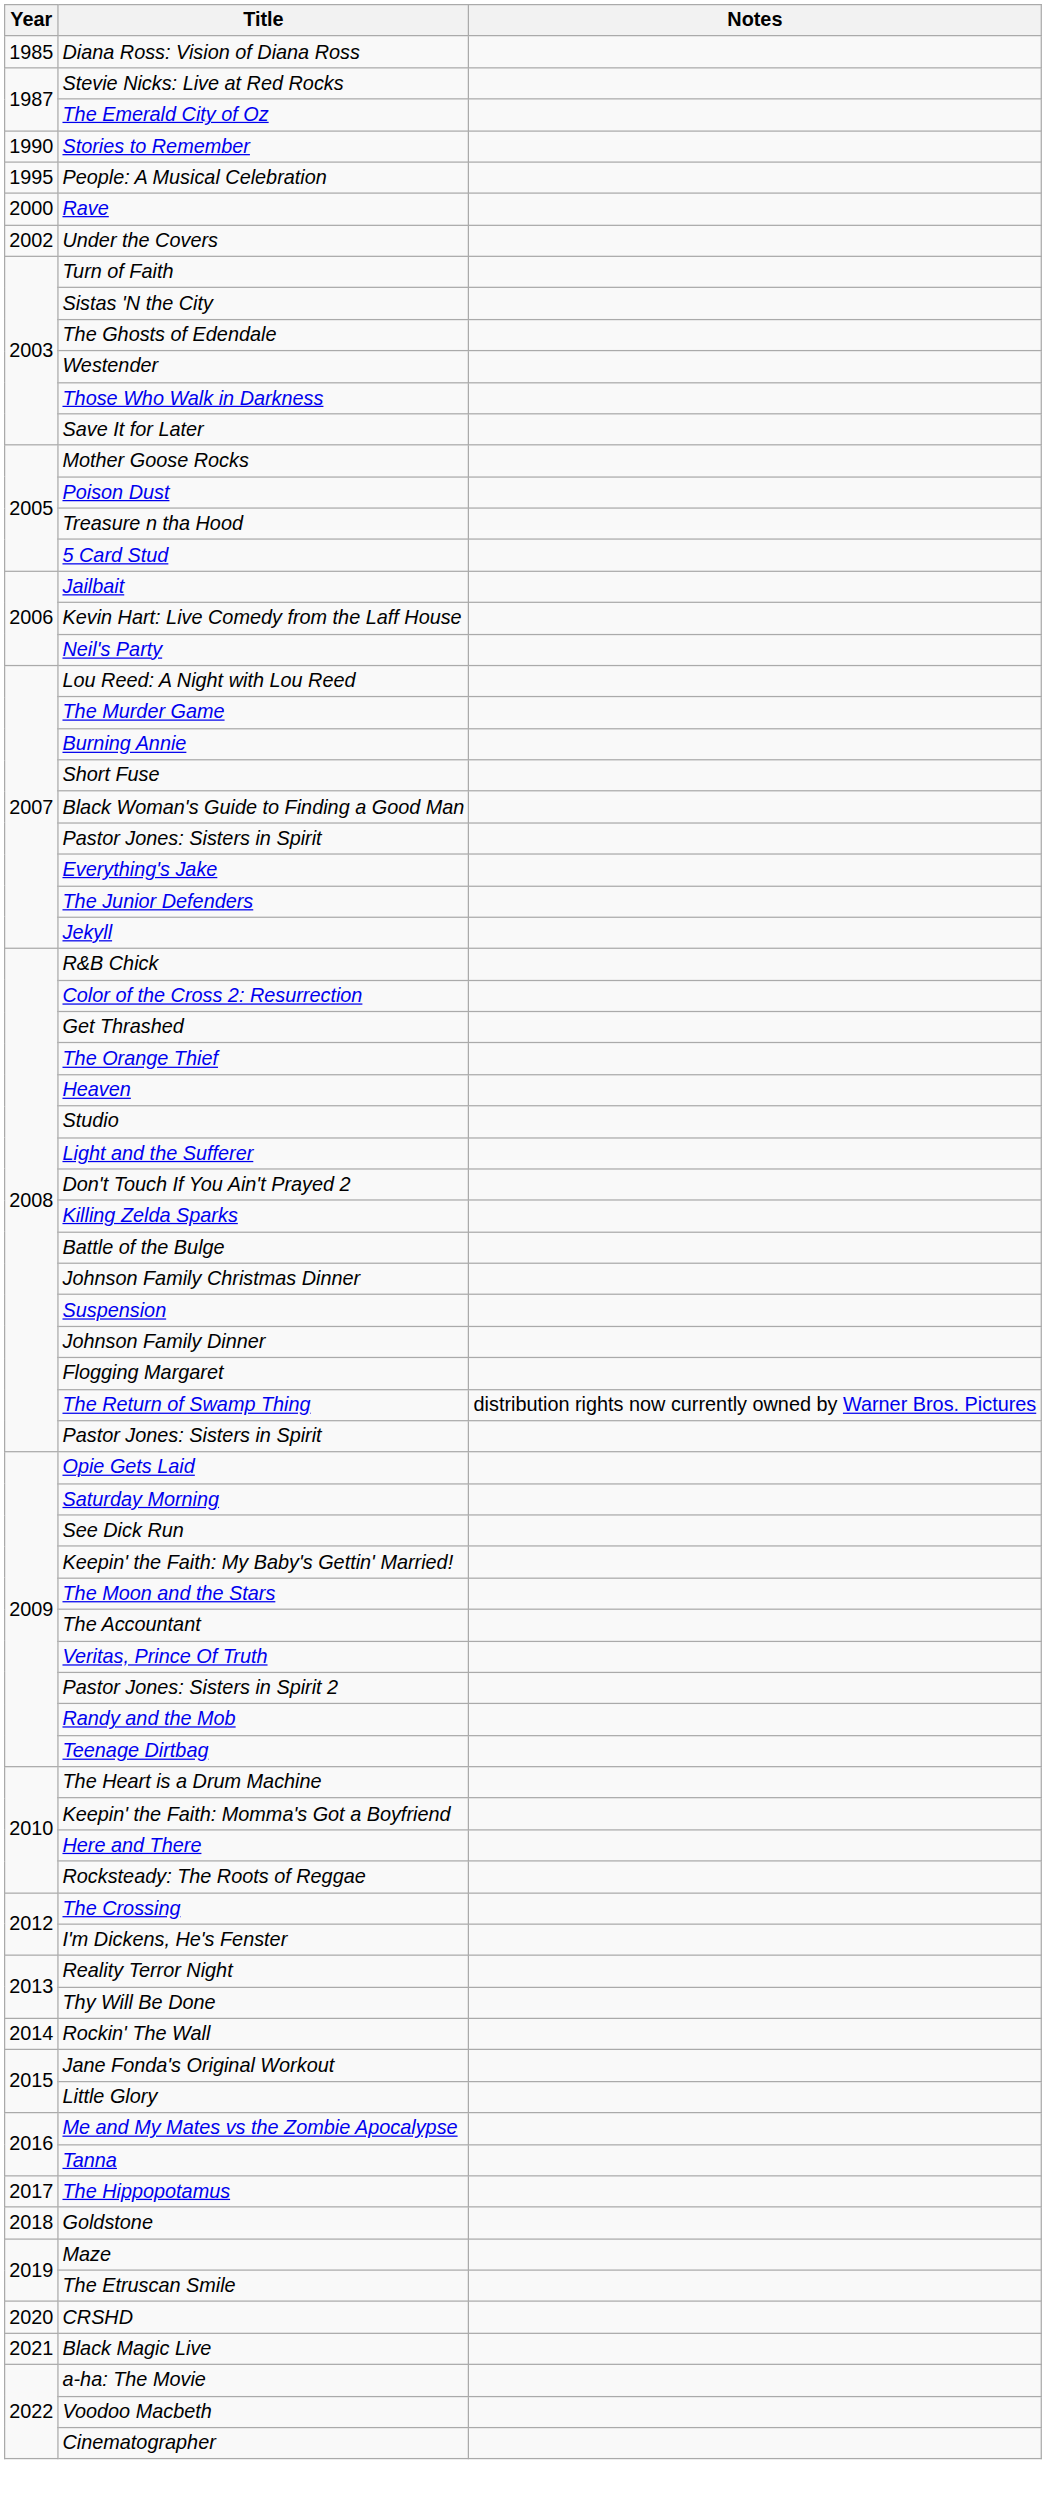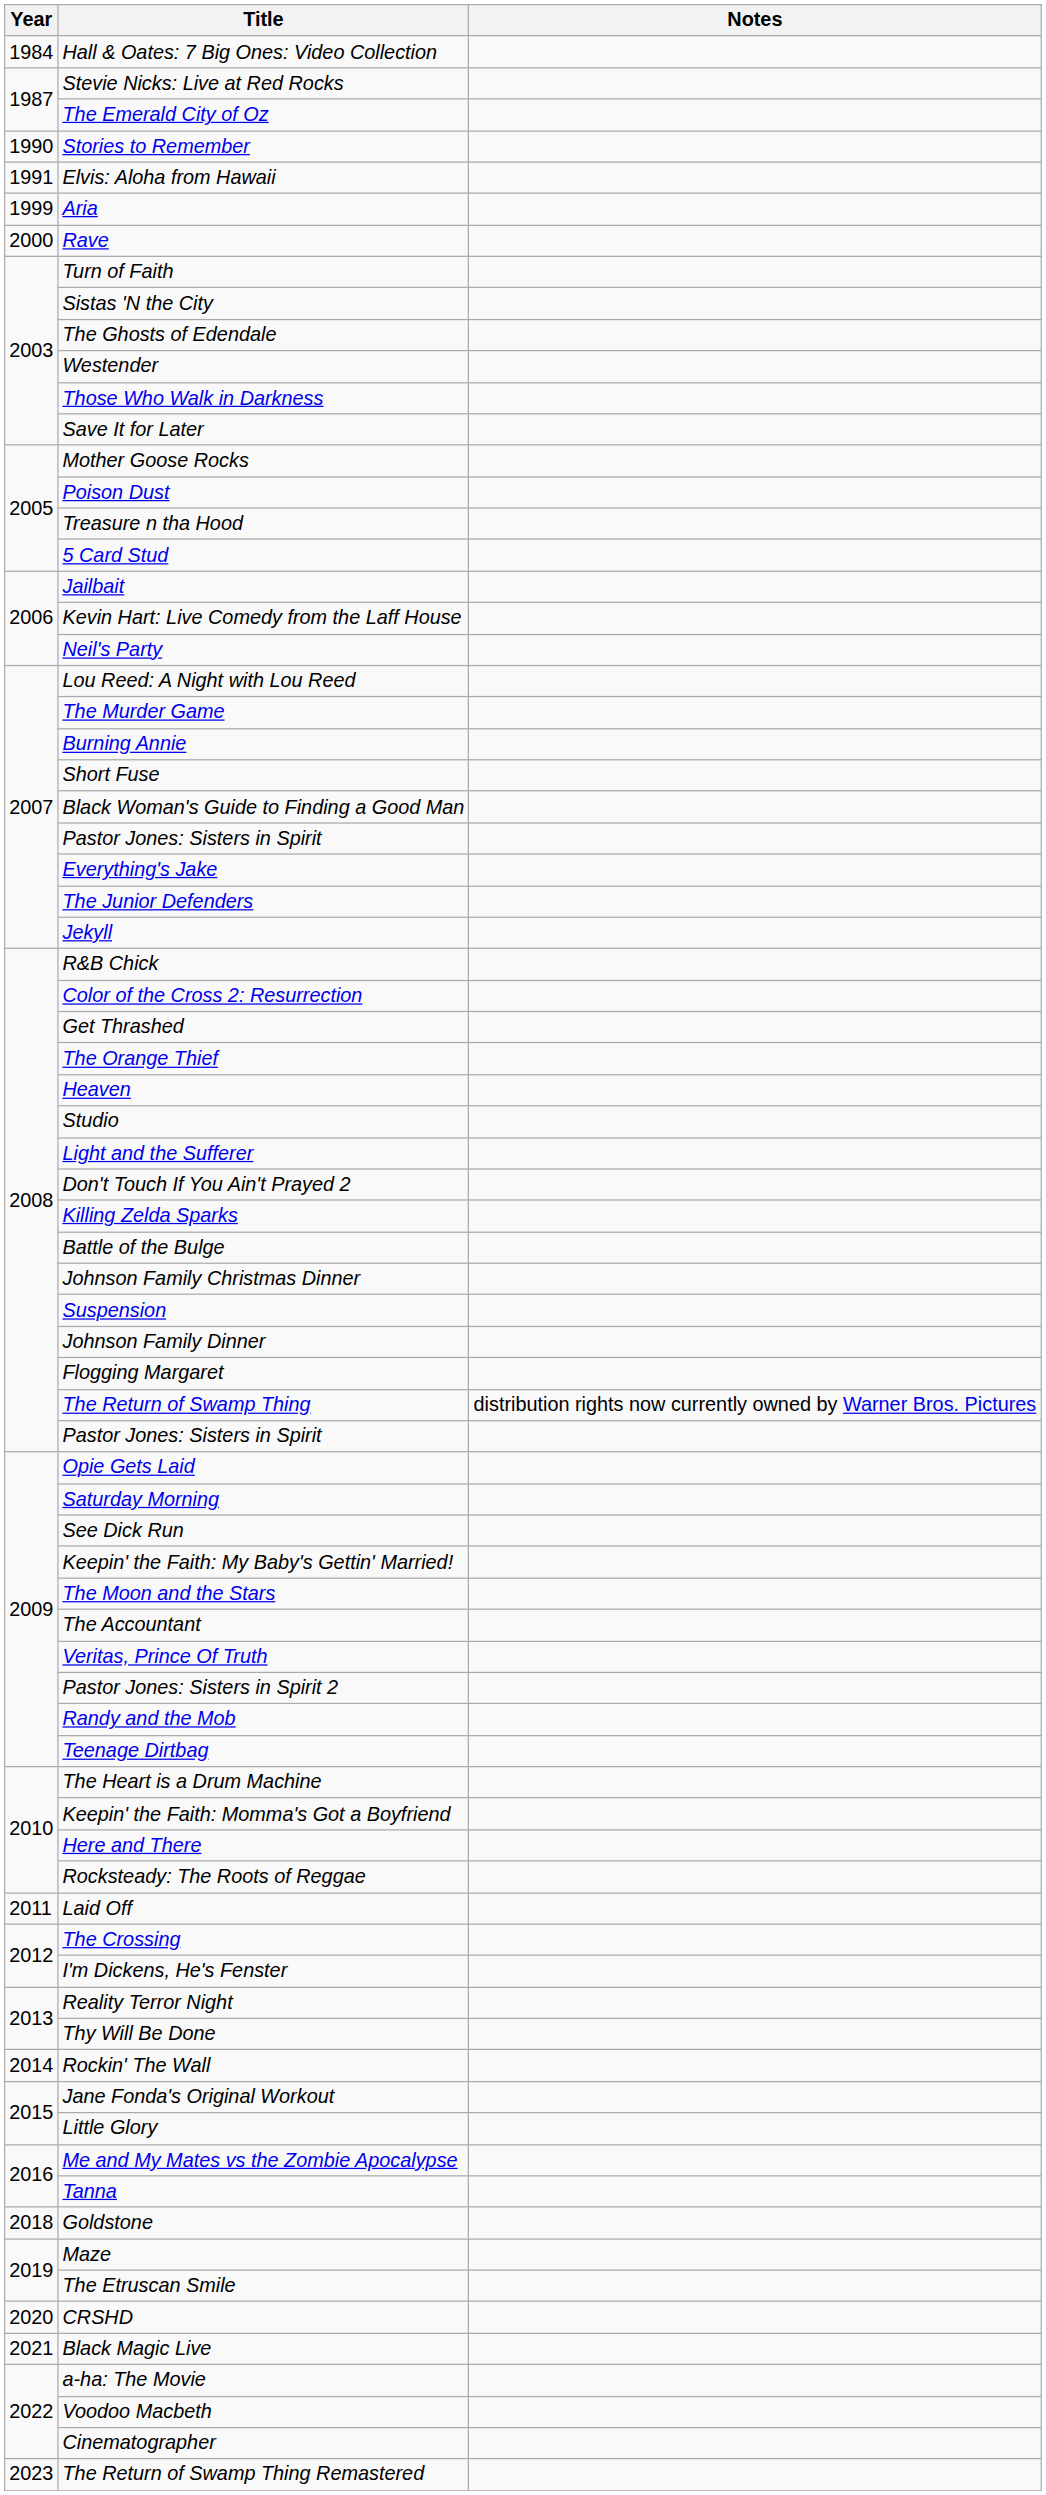+ row: (31, 51)
- row: (31, 51)
+ row: (31, 177)
- row: (31, 177)
+ row: (31, 209)
- row: (31, 240)
+ row: (31, 1908)
- row: (31, 2191)
+ row: (31, 2474)
